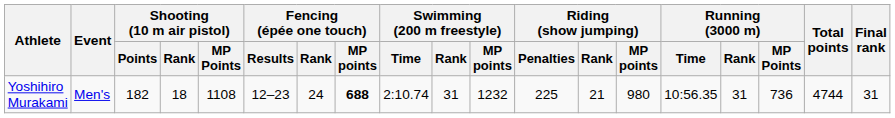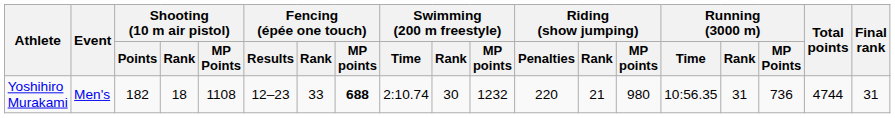(316, 95) 24 -> (316, 95) 33
(451, 95) 31 -> (451, 95) 30
(546, 95) 225 -> (546, 95) 220
